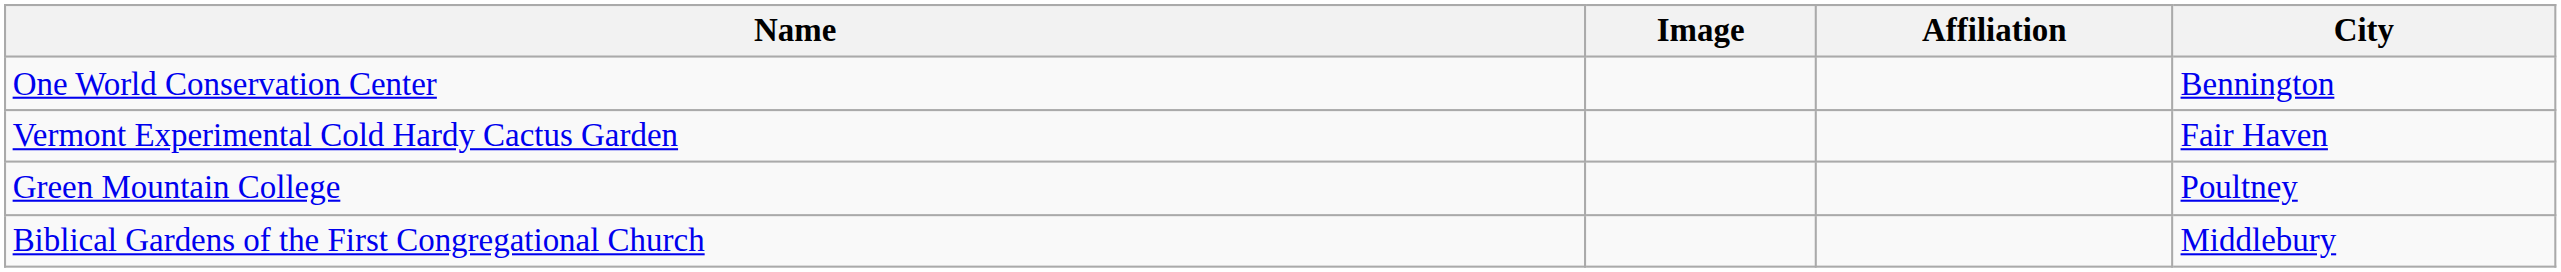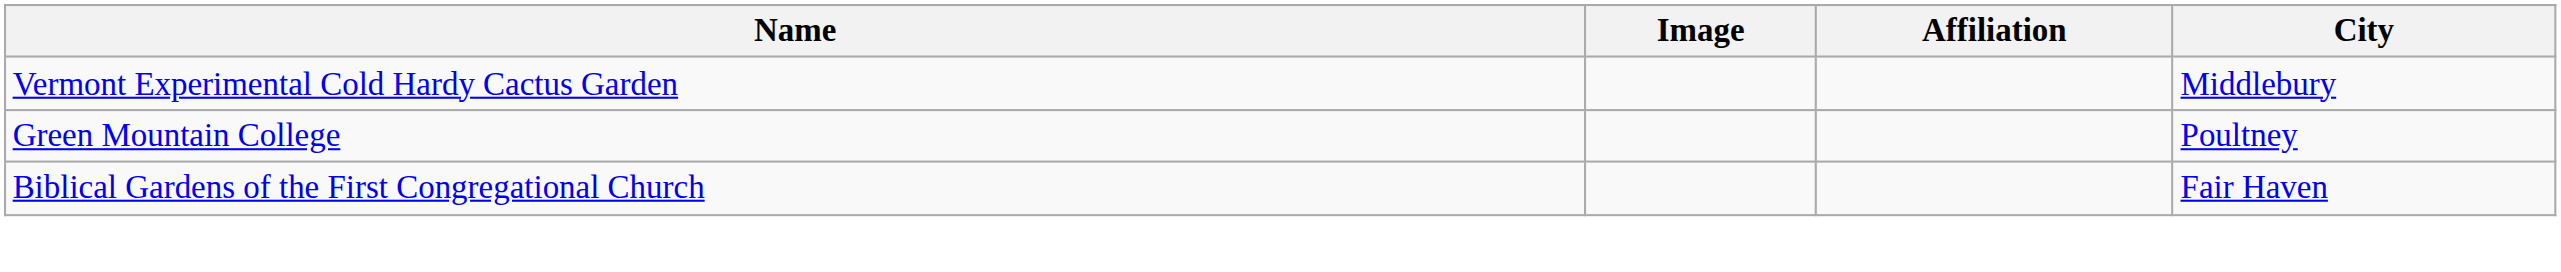- row: (225, 82)
(2254, 135) Fair Haven -> (2258, 82) Middlebury
(2258, 239) Middlebury -> (2254, 187) Fair Haven
